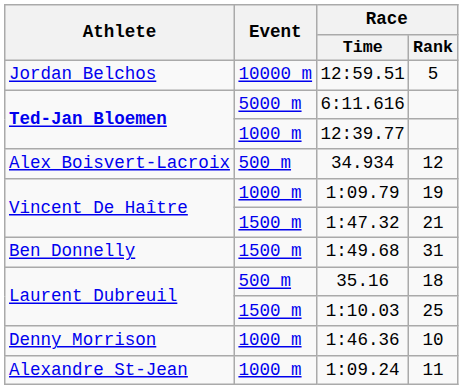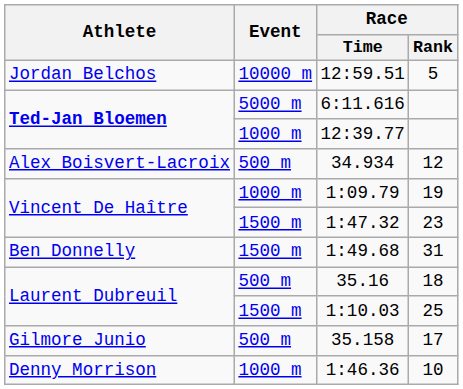(433, 222) 21 -> (433, 222) 23
+ row: (363, 340)
- row: (363, 370)
